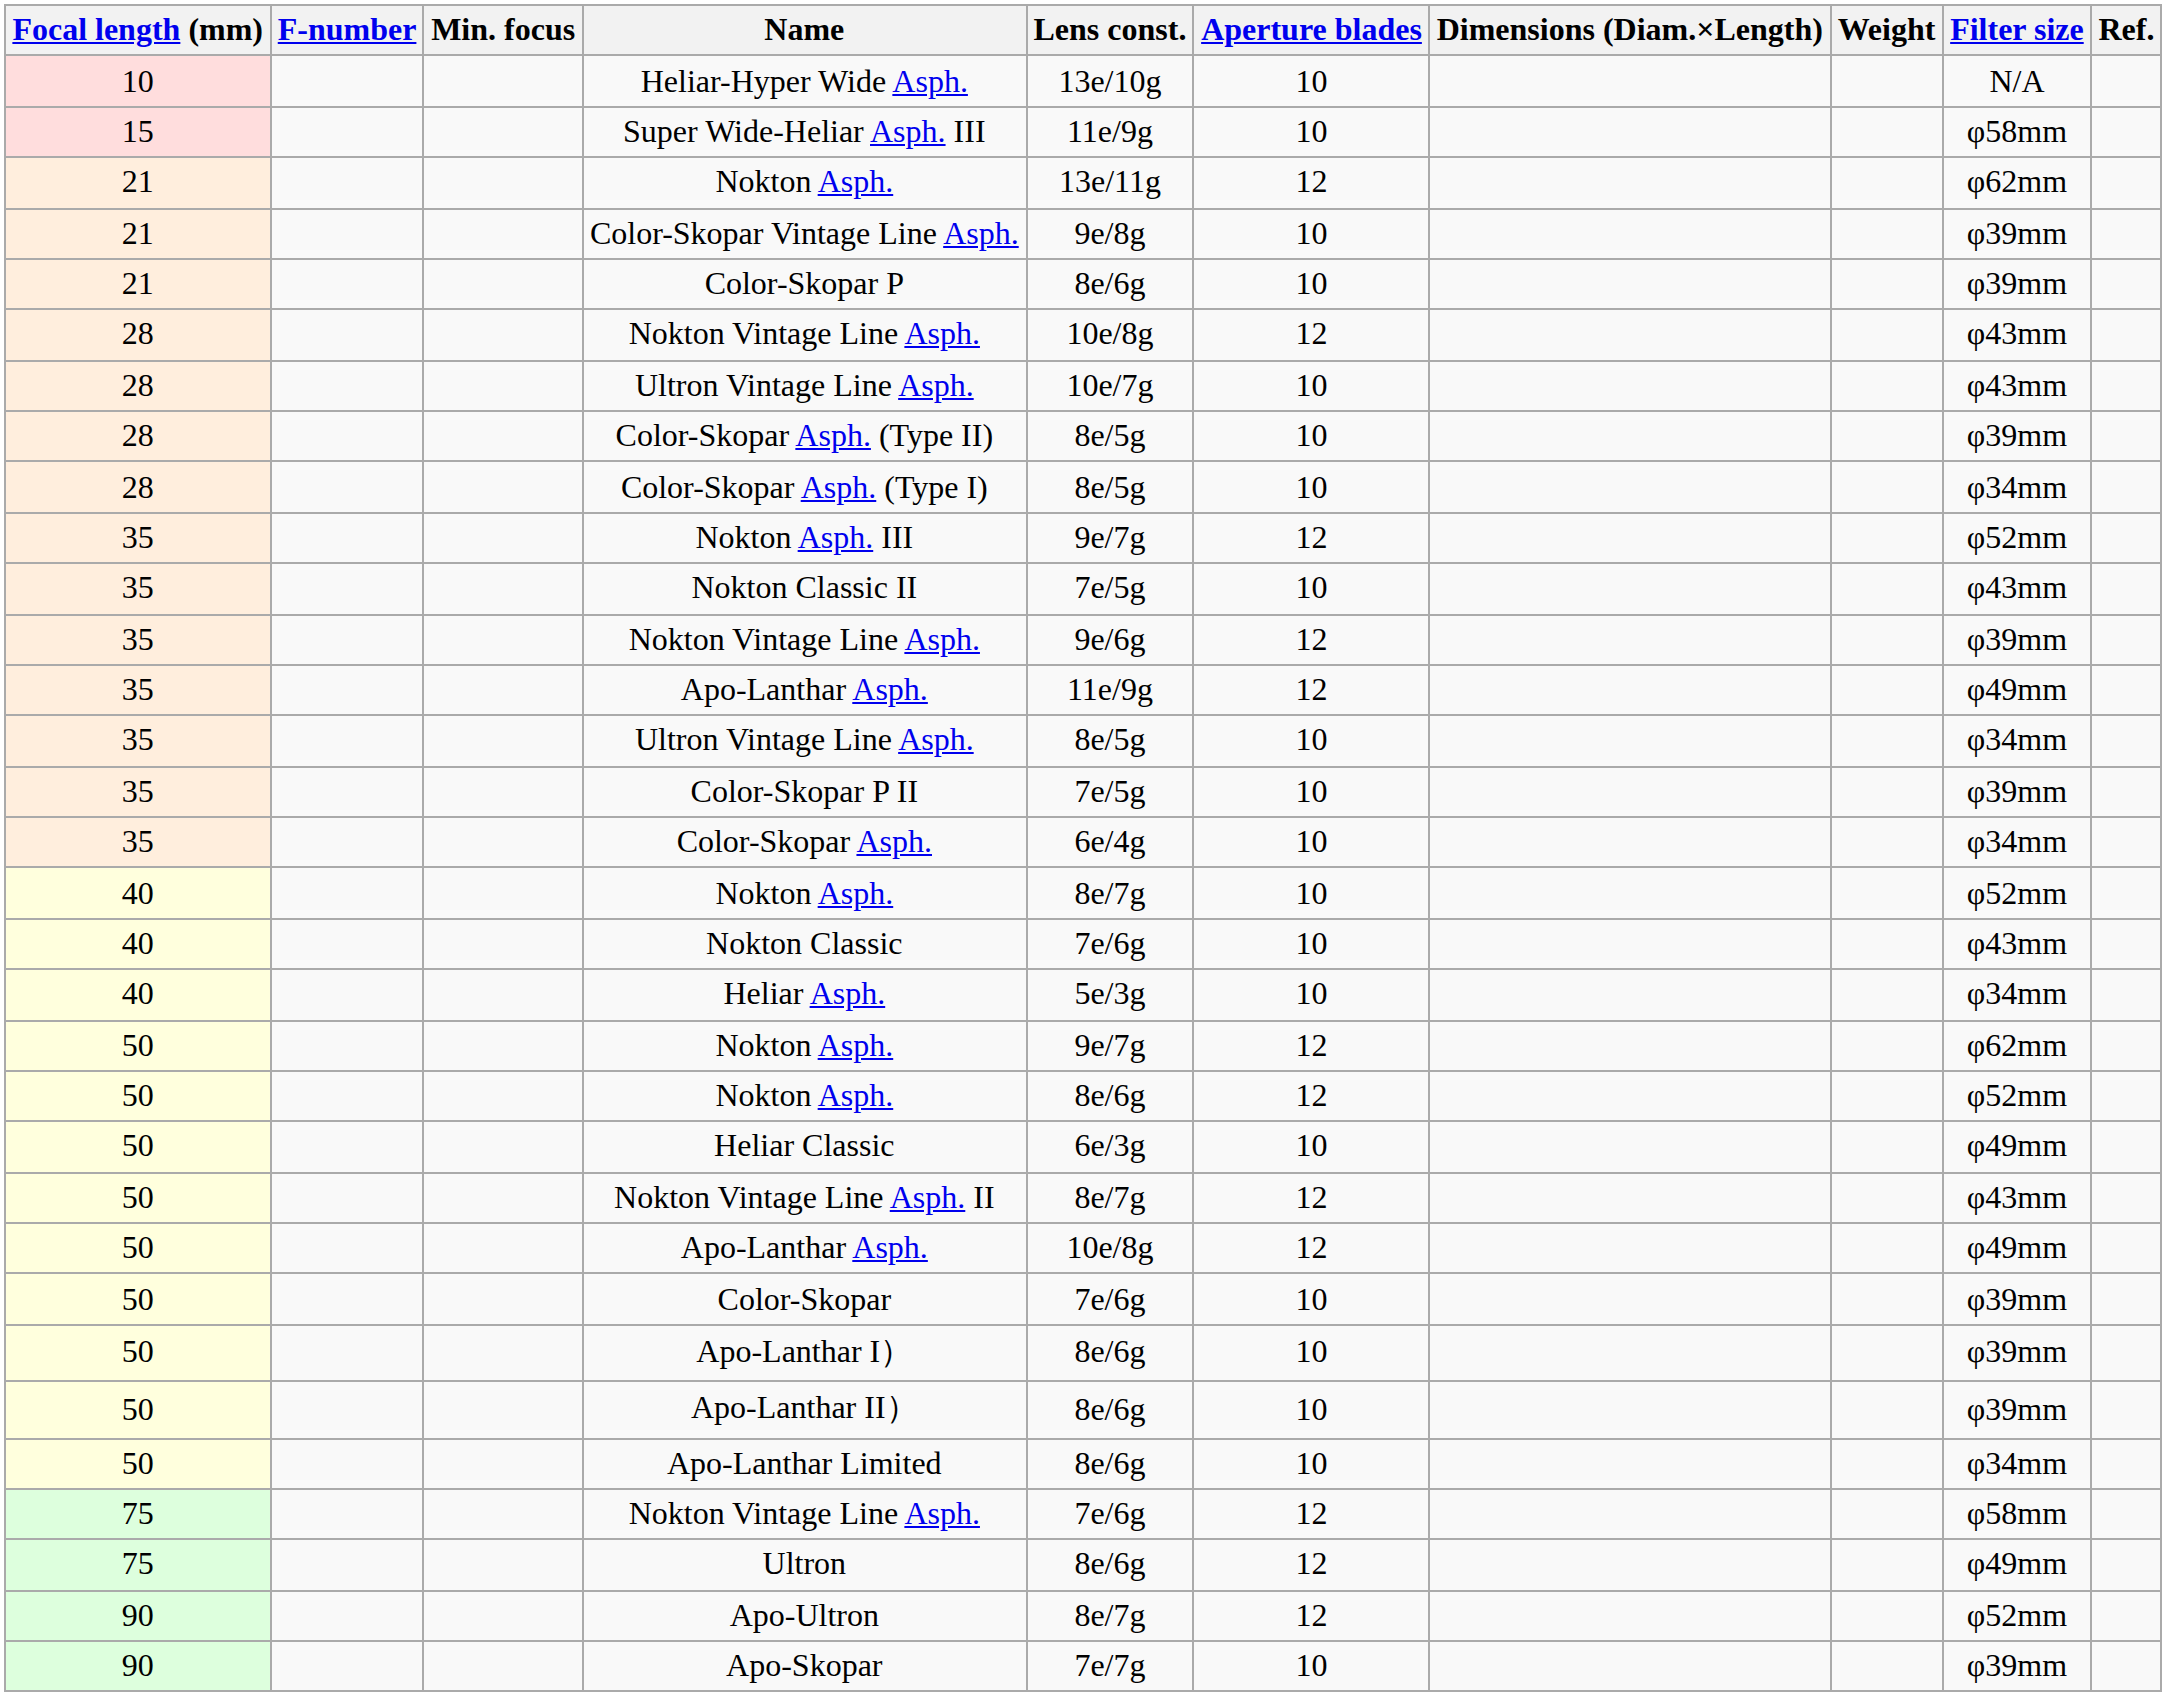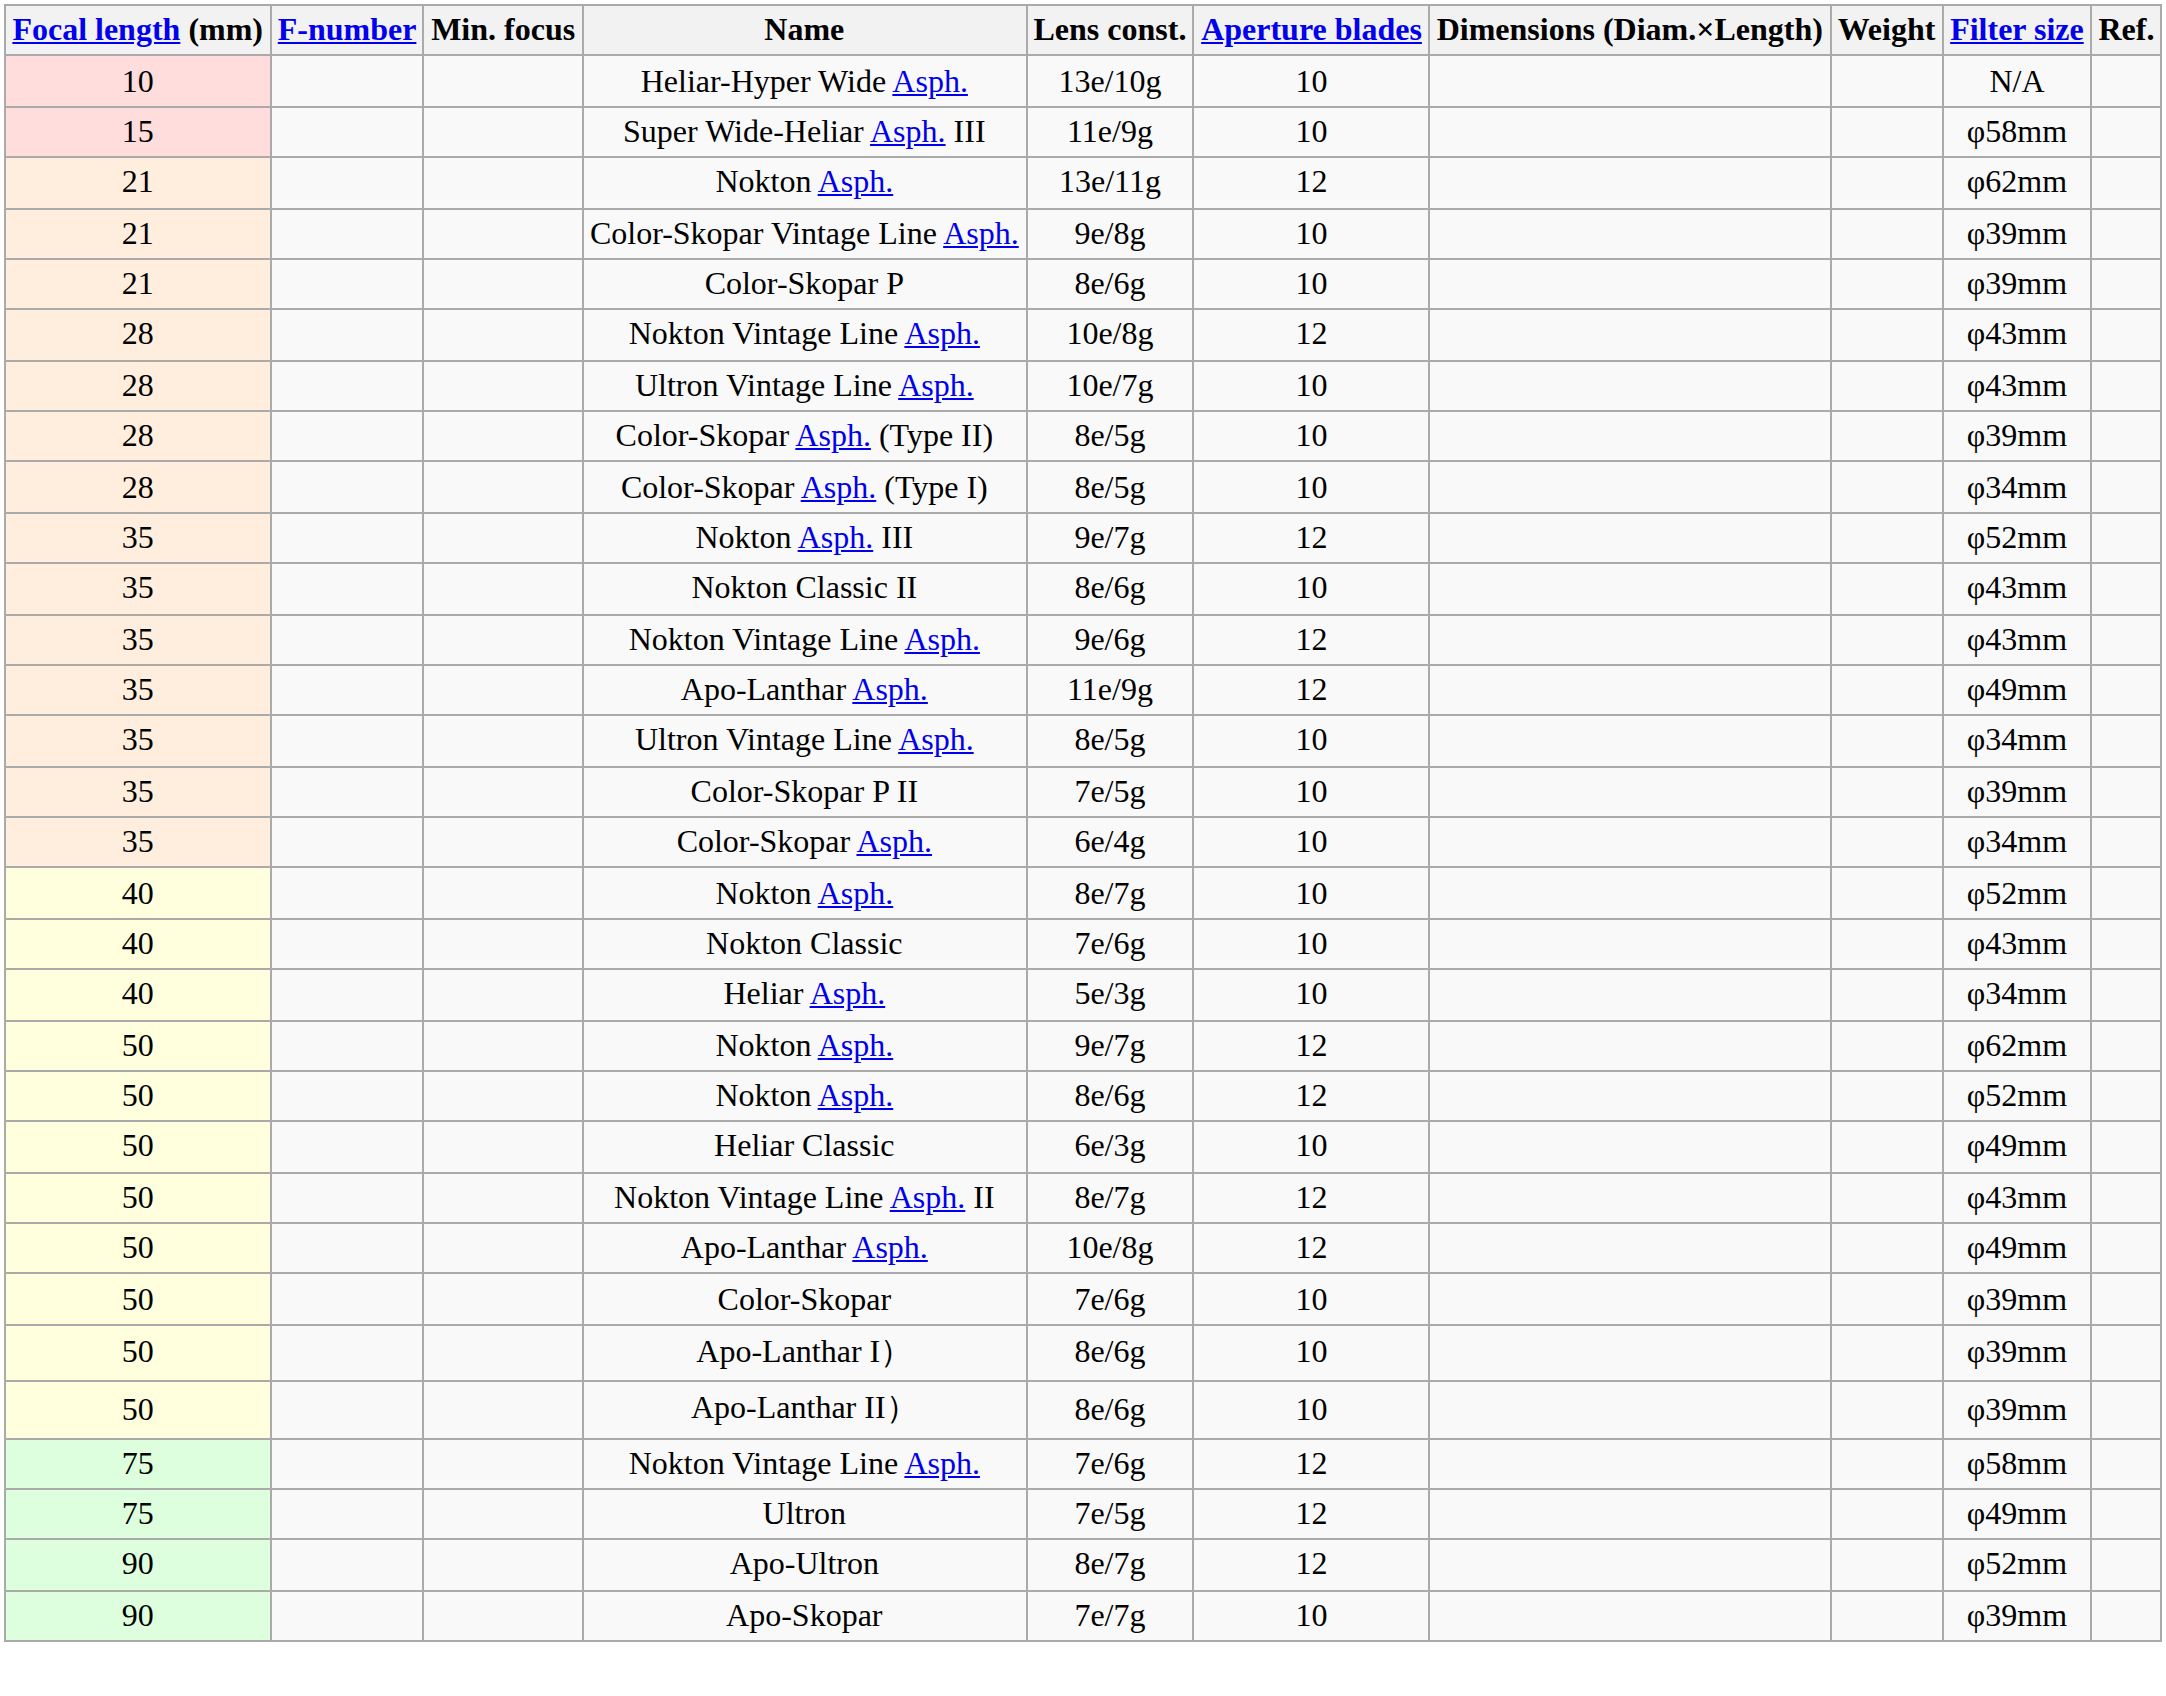(1110, 588) 7e/5g -> (1110, 588) 8e/6g
(2017, 638) φ39mm -> (2017, 638) φ43mm
- row: (138, 1462)
(1110, 1564) 8e/6g -> (1110, 1513) 7e/5g
